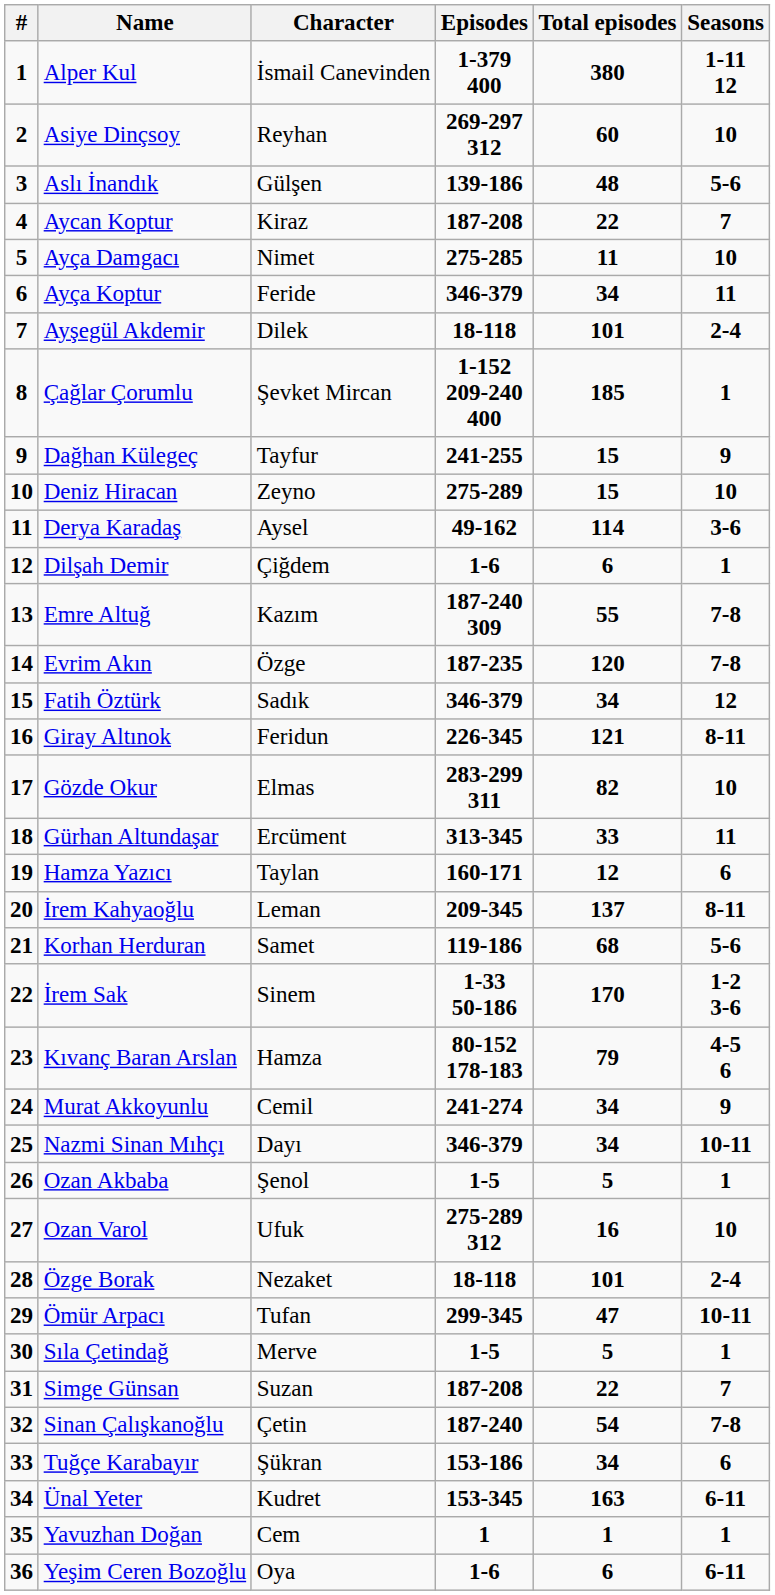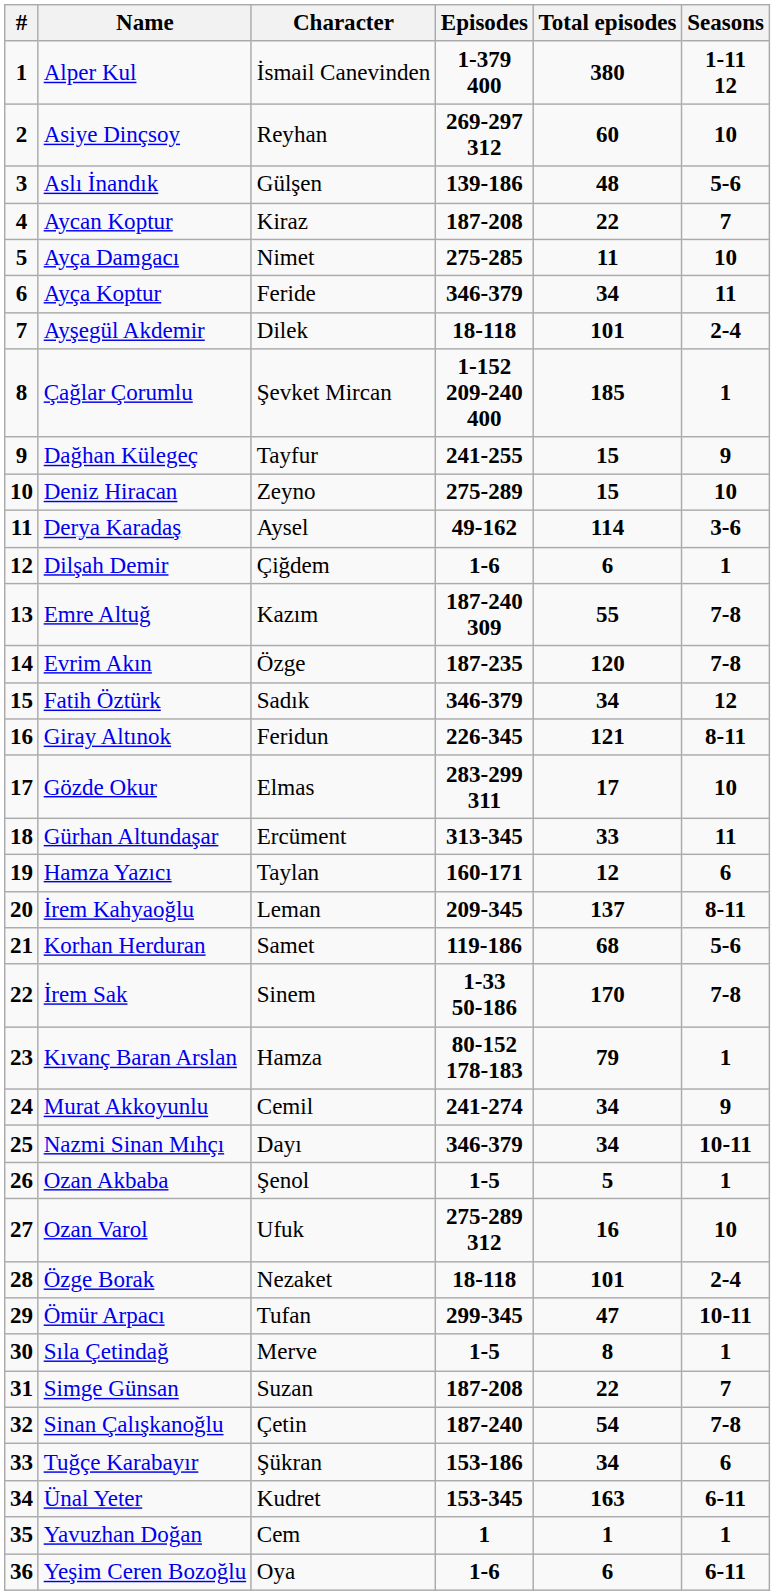(608, 786) 82 -> (608, 786) 17
(726, 995) 1-2 3-6 -> (726, 995) 7-8
(726, 1057) 4-5 6 -> (726, 1057) 1
(608, 1352) 5 -> (608, 1352) 8
